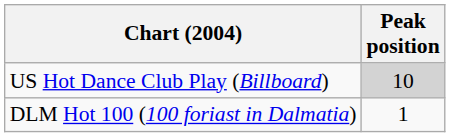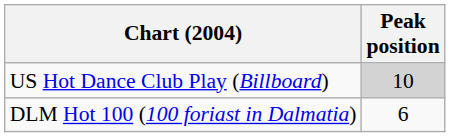(403, 114) 1 -> (403, 114) 6
